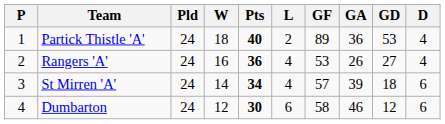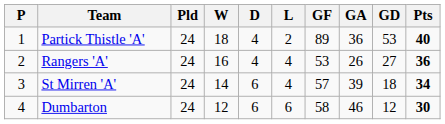columns swapped: (423, 15) <-> (255, 15)
